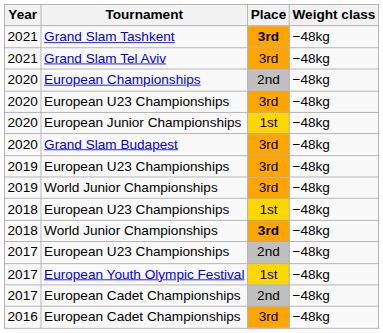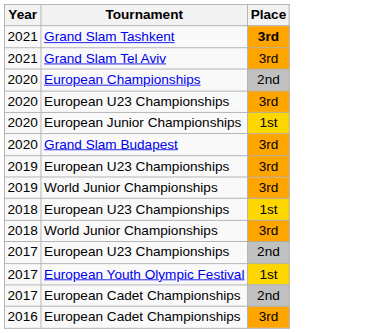- column: (334, 15)
(268, 230) bold -> (268, 230) normal
